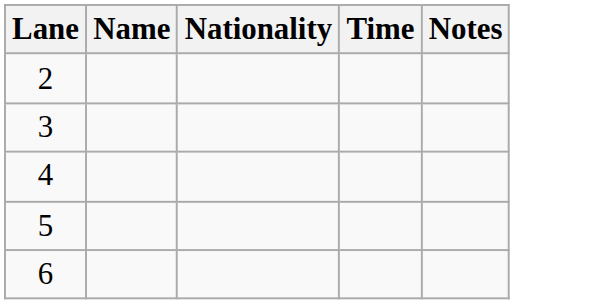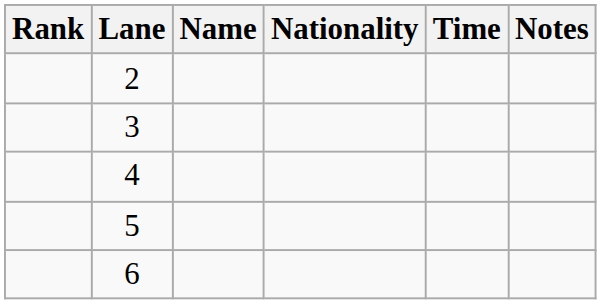+ column: (48, 28)
